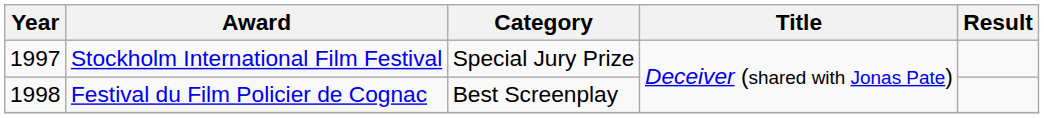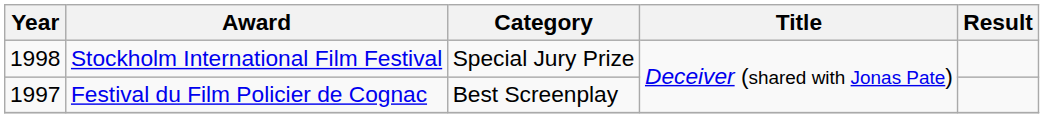(35, 58) 1997 -> (35, 58) 1998
(35, 94) 1998 -> (35, 94) 1997
